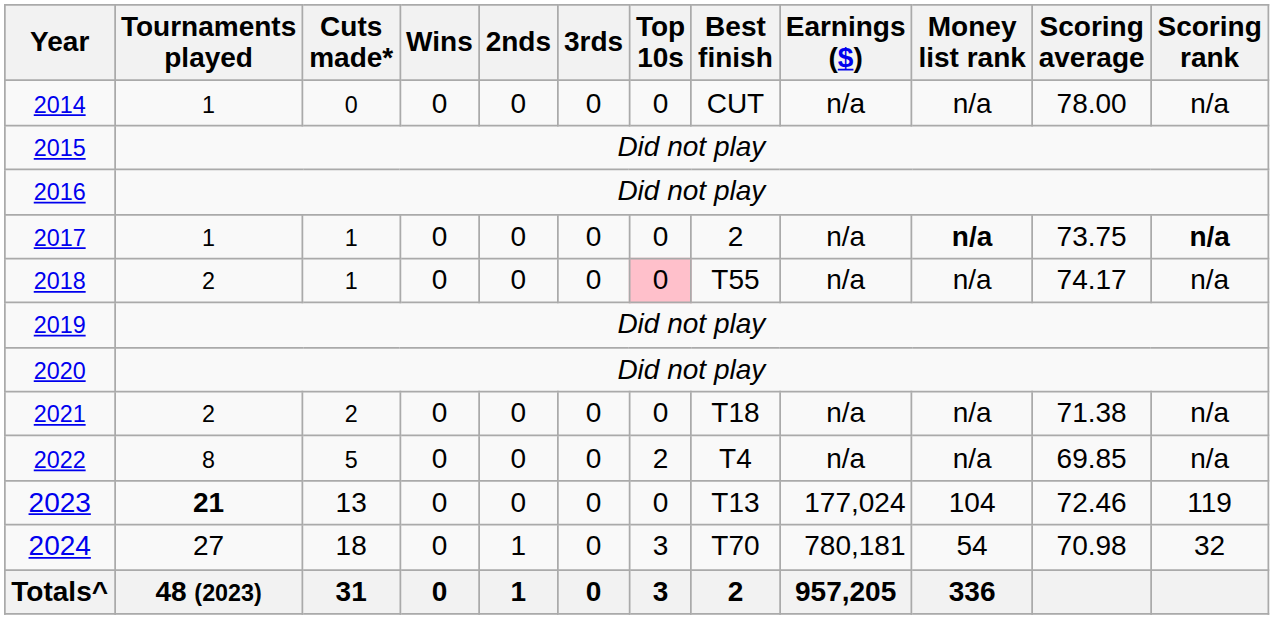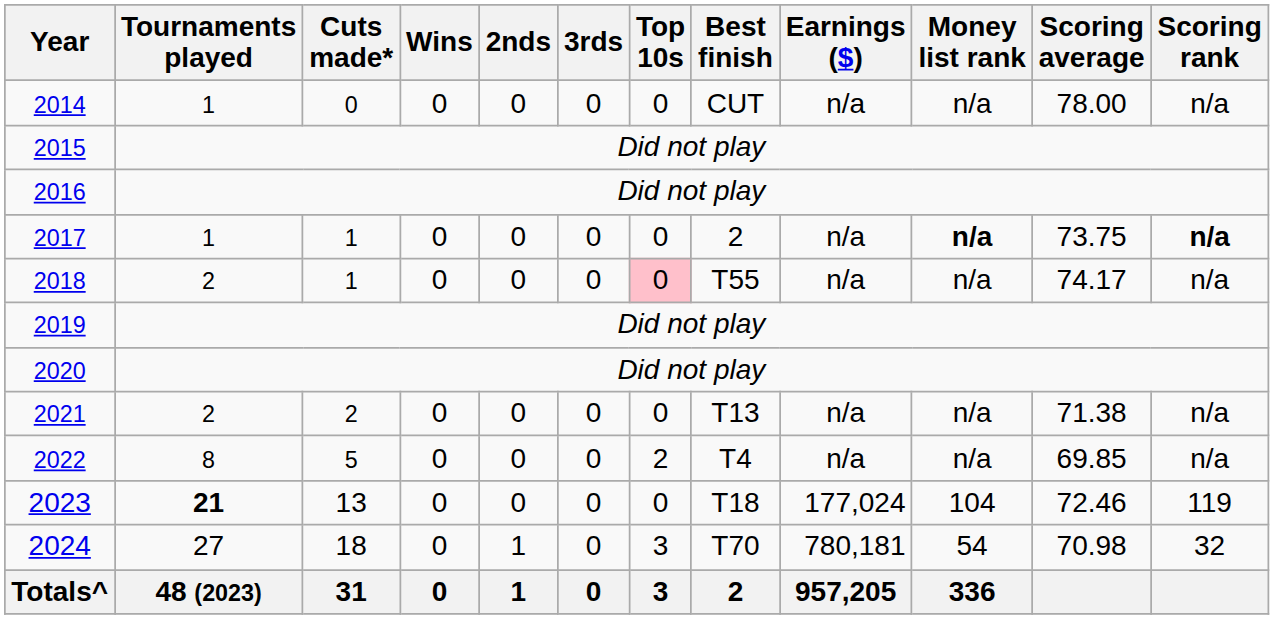(735, 413) T18 -> (735, 413) T13
(735, 502) T13 -> (735, 502) T18
